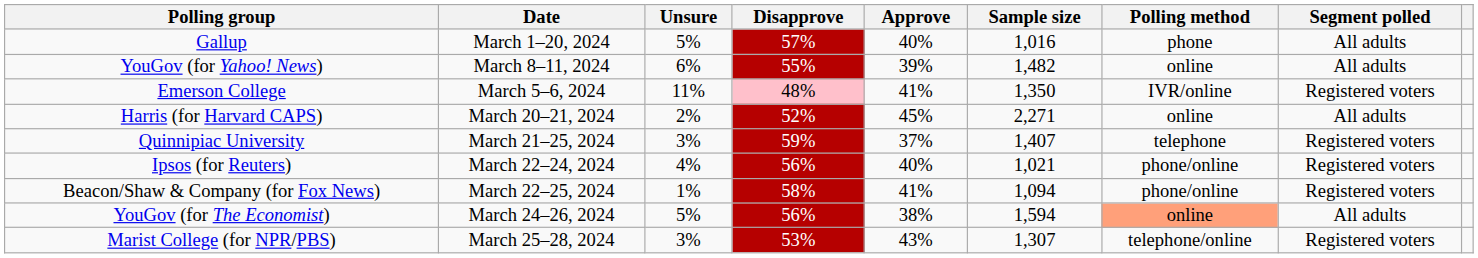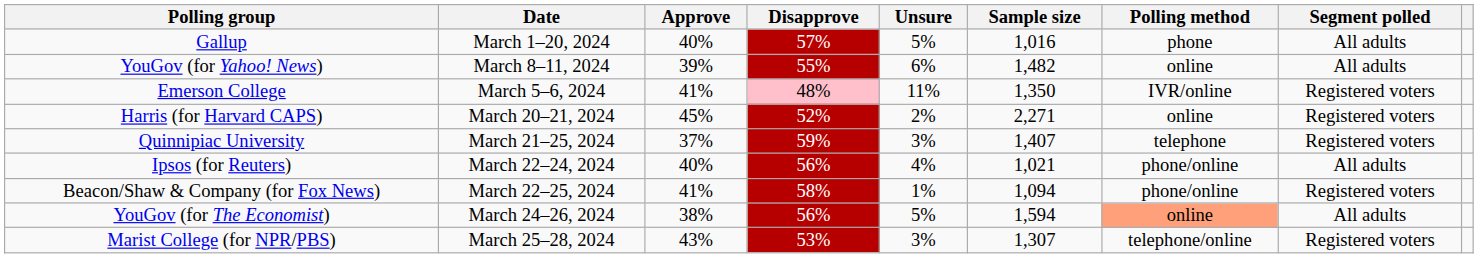columns swapped: (916, 16) <-> (688, 16)
(1370, 116) All adults -> (1370, 116) Registered voters
(1370, 165) Registered voters -> (1370, 165) All adults
